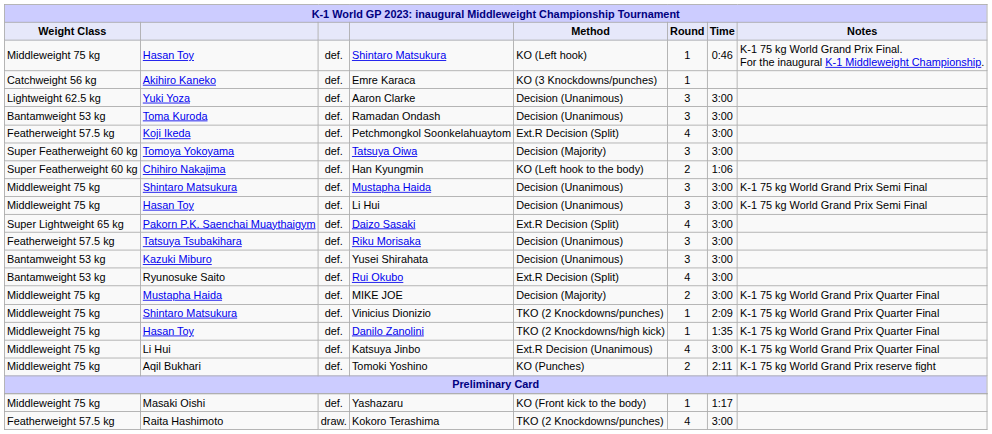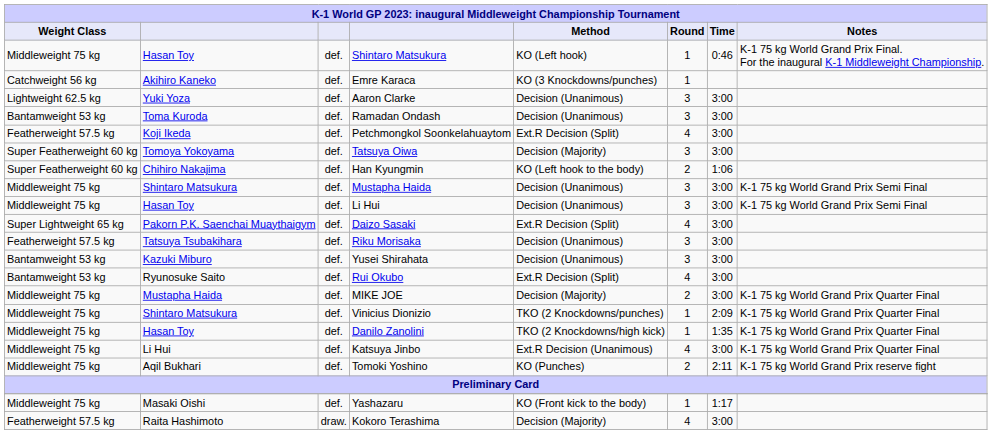(590, 420) TKO (2 Knockdowns/punches) -> (561, 420) Decision (Majority)
